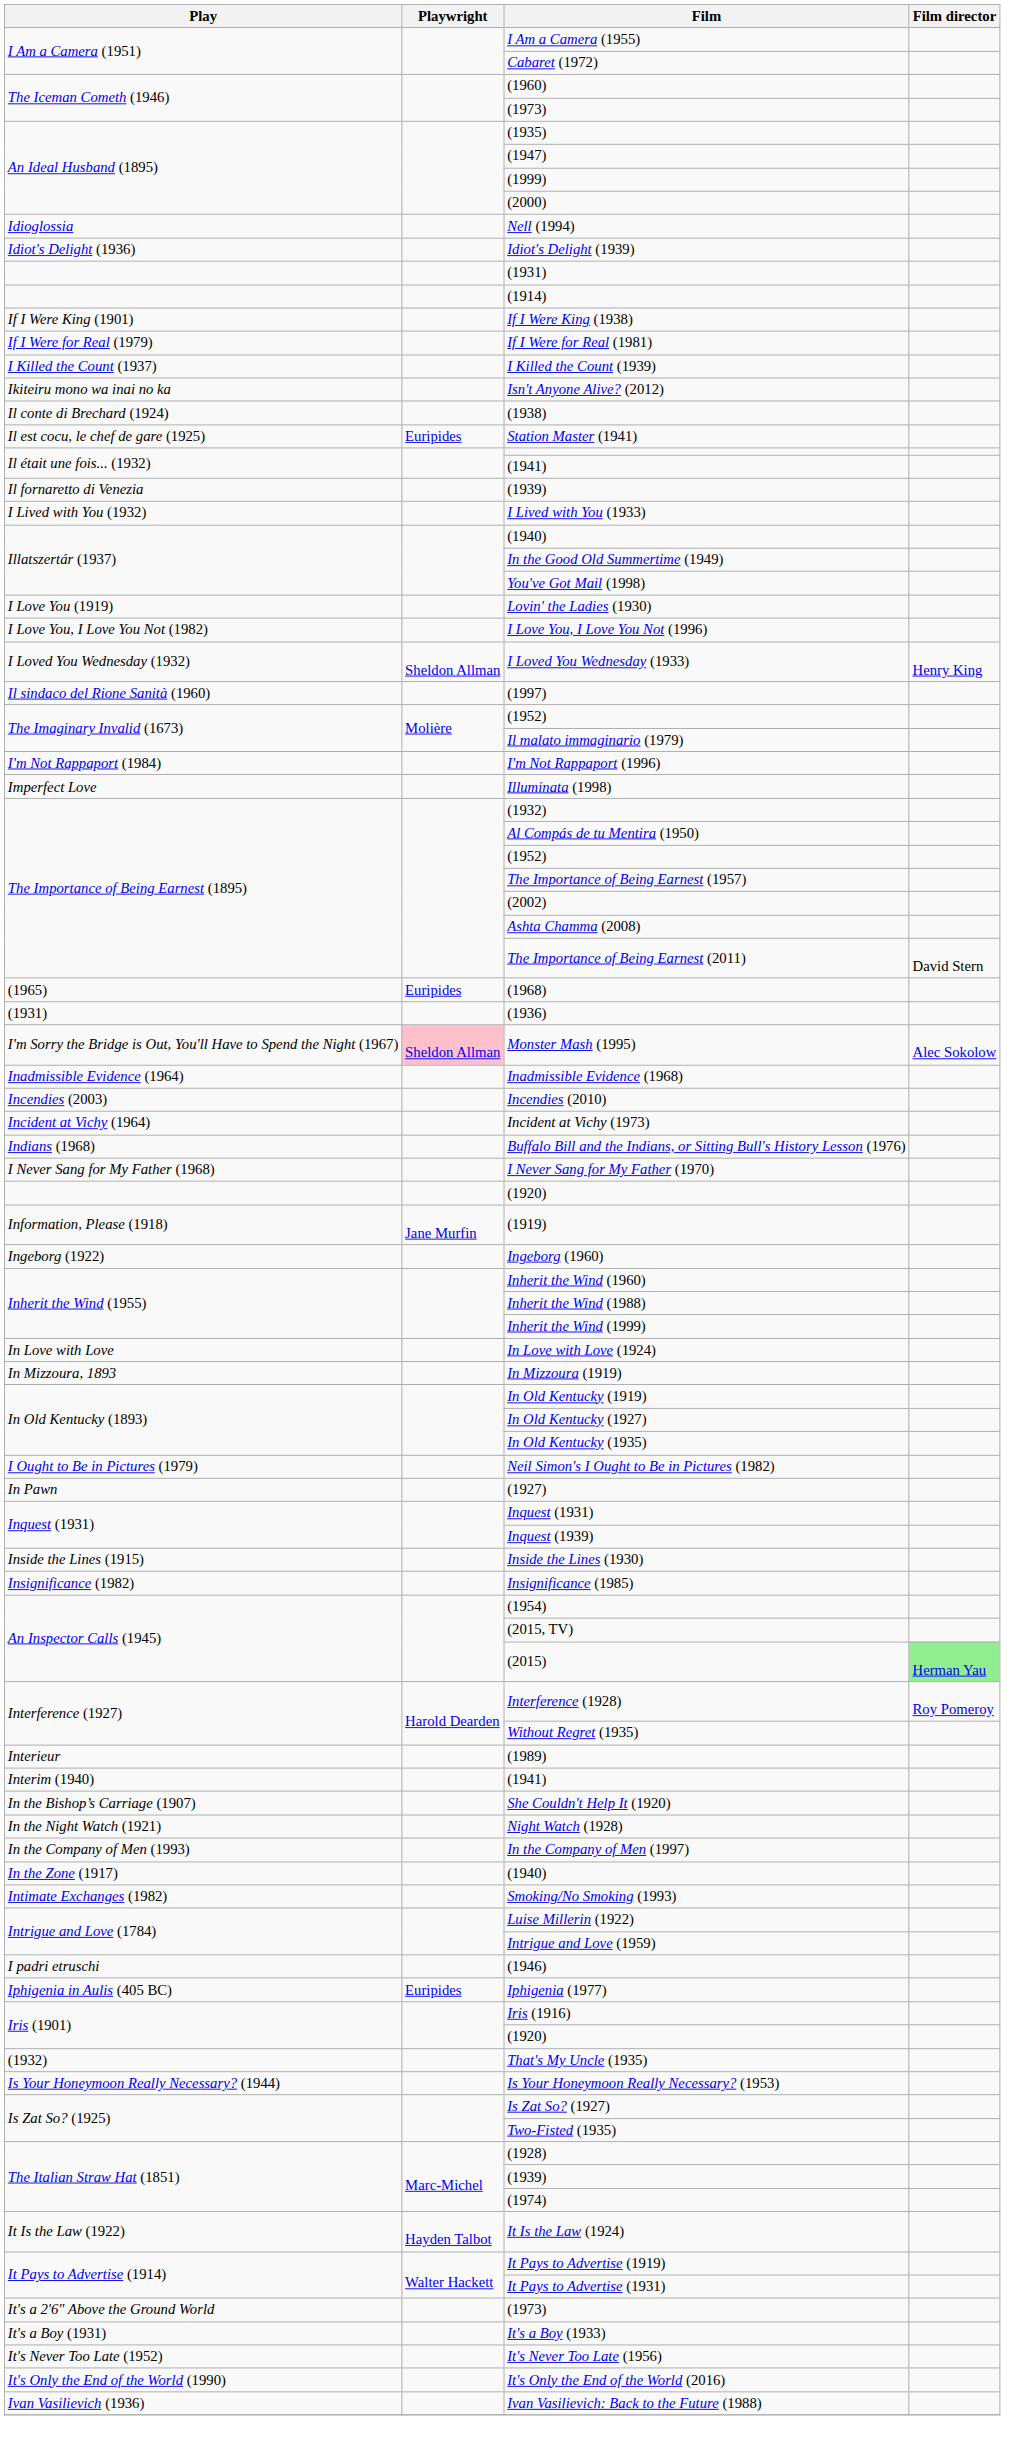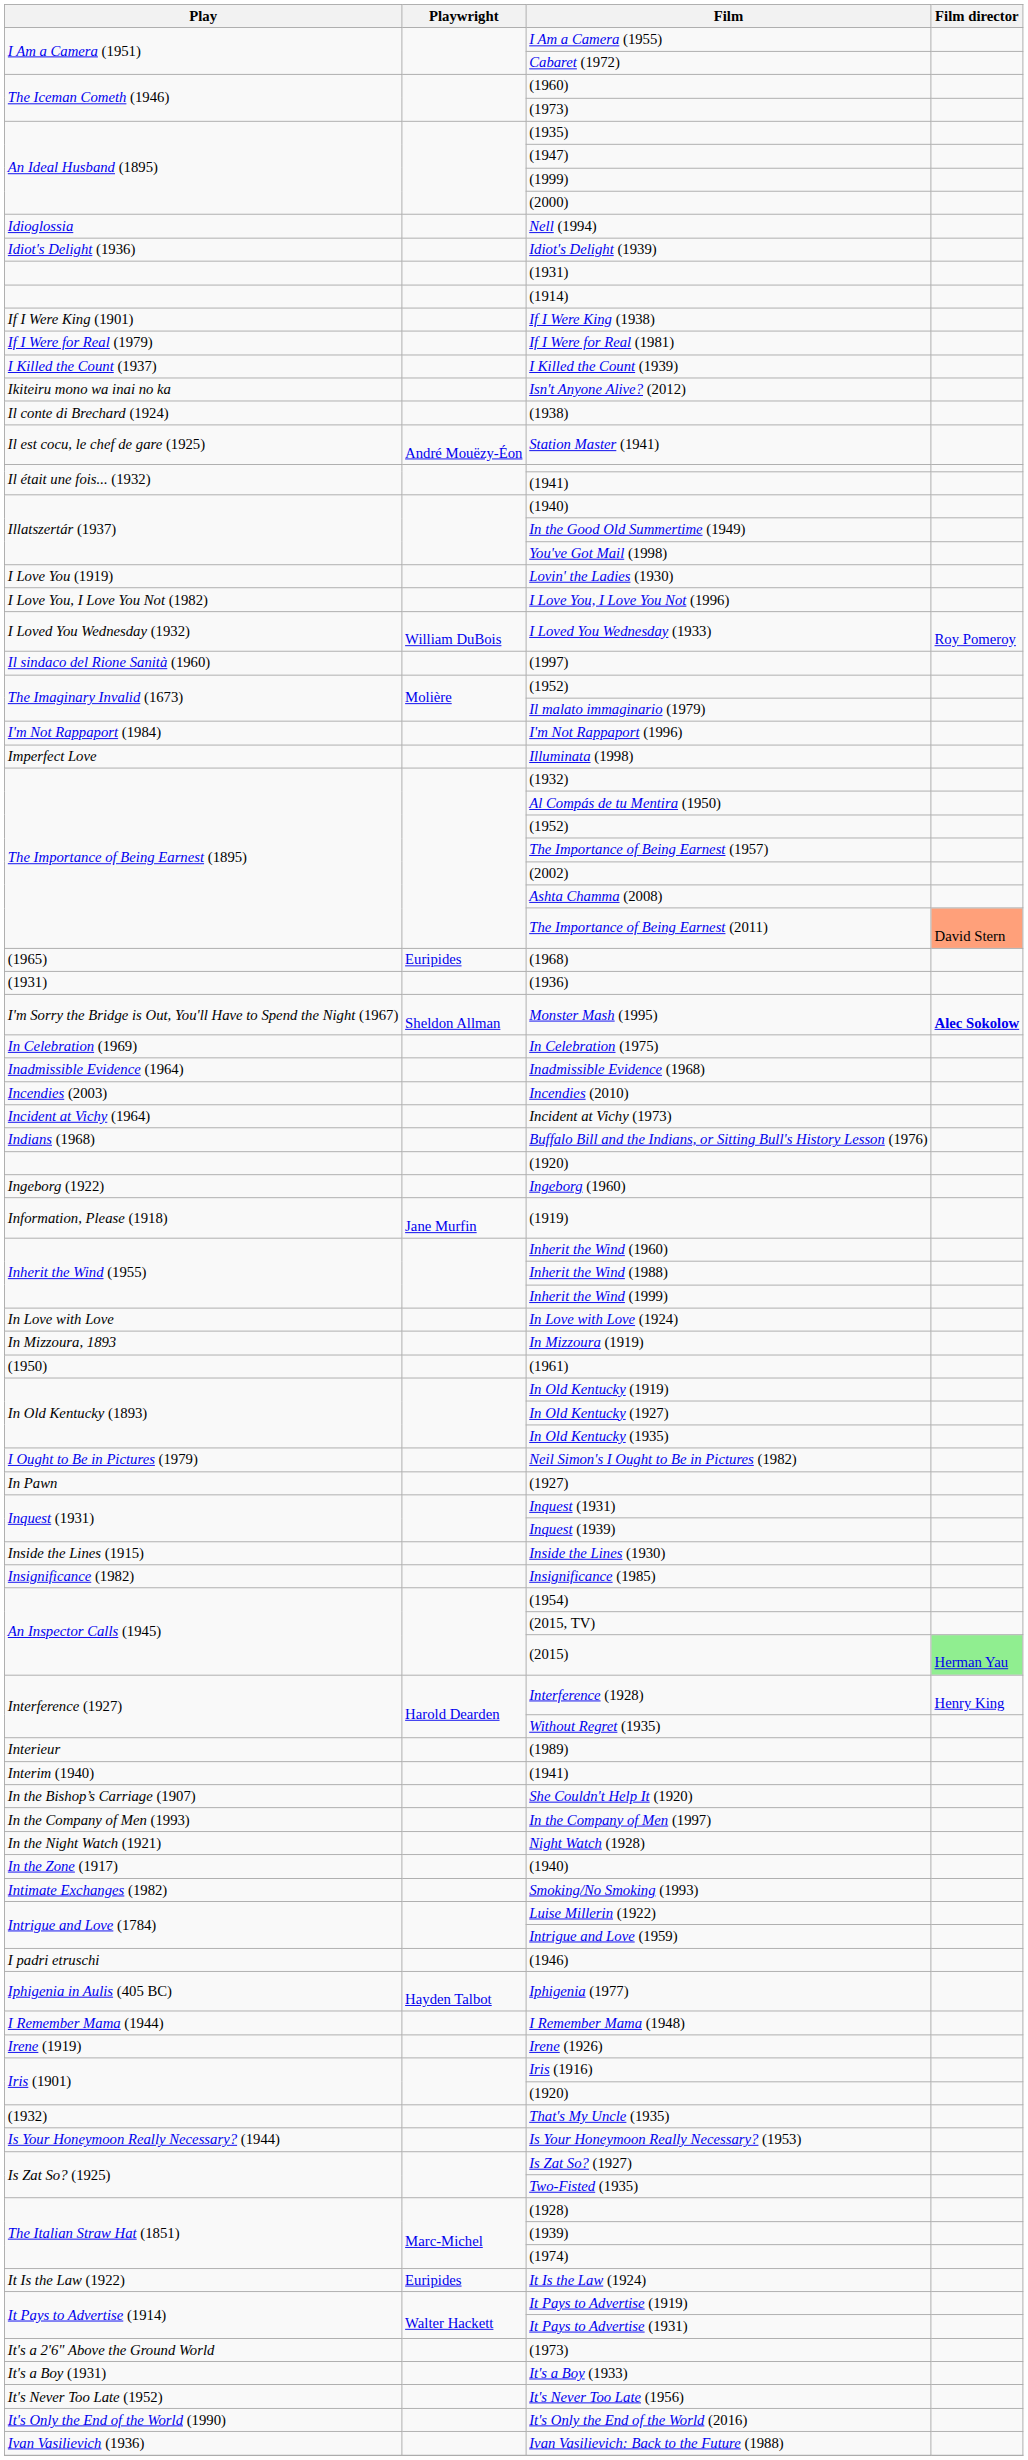(433, 436) Euripides -> (464, 452) André Mouëzy-Éon
- row: (76, 489)
- row: (77, 513)
(453, 669) Sheldon Allman -> (453, 639) William DuBois
(947, 669) Henry King -> (975, 639) Roy Pomeroy
(948, 966) no background -> (970, 936) lightsalmon background
(453, 1053) pink background -> (453, 1022) no background
(954, 1053) normal -> (977, 1022) bold
+ row: (72, 1046)
- row: (111, 1169)
rows swapped: (88, 1224) <-> (56, 1256)
+ row: (27, 1366)
(953, 1709) Roy Pomeroy -> (970, 1702) Henry King
rows swapped: (99, 1849) <-> (84, 1826)
(433, 1989) Euripides -> (448, 1999) Hayden Talbot
+ row: (86, 2023)
+ row: (45, 2046)
(448, 2239) Hayden Talbot -> (433, 2279) Euripides
